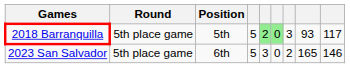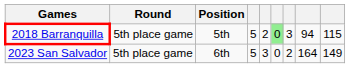(265, 34) lightgreen background -> (265, 34) no background
(308, 34) 93 -> (308, 34) 94
(332, 34) 117 -> (332, 34) 115
(308, 54) 165 -> (308, 54) 164
(332, 54) 146 -> (332, 54) 149
